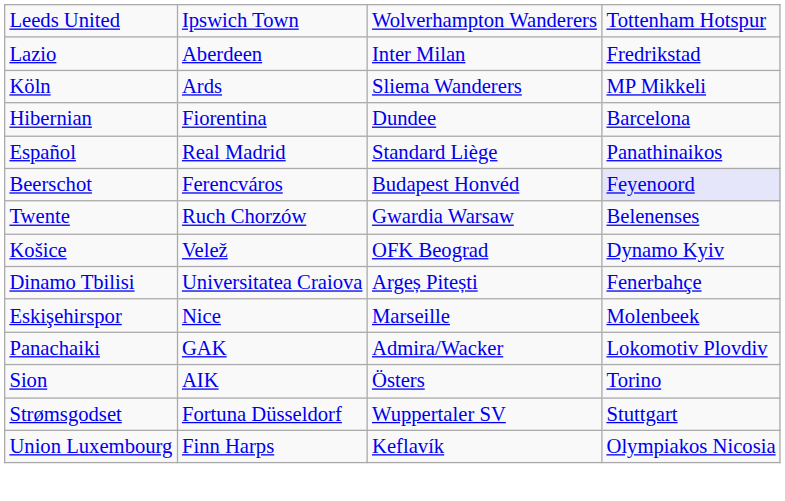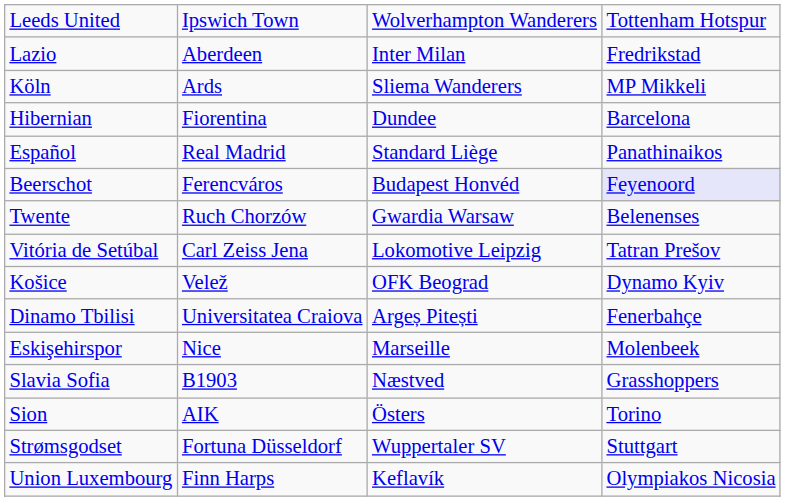+ row: (84, 250)
- row: (55, 348)
+ row: (60, 380)
